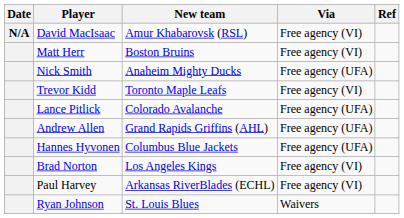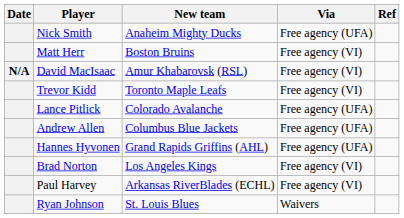rows swapped: (76, 33) <-> (64, 71)
(197, 128) Grand Rapids Griffins (AHL) -> (182, 128) Columbus Blue Jackets
(182, 147) Columbus Blue Jackets -> (197, 147) Grand Rapids Griffins (AHL)
